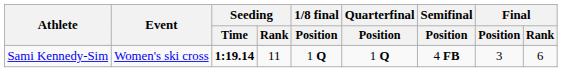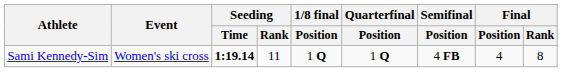(499, 56) 3 -> (499, 56) 4
(540, 56) 6 -> (540, 56) 8
